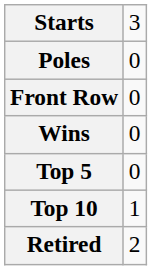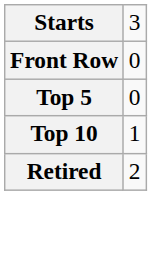- row: (64, 60)
- row: (64, 134)
